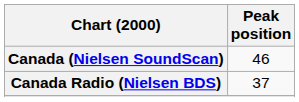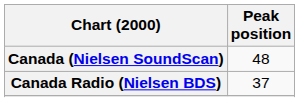(261, 58) 46 -> (261, 58) 48
